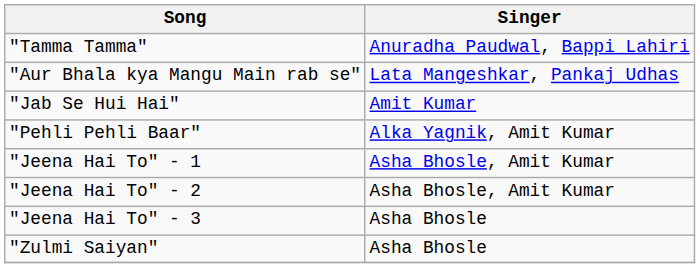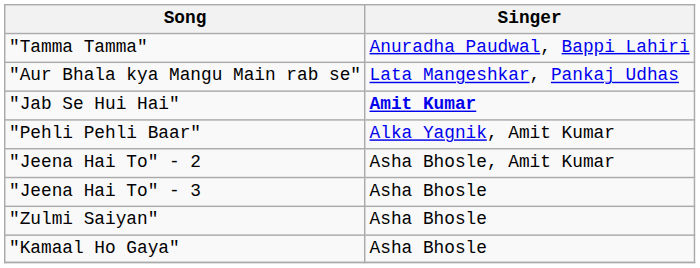(423, 106) normal -> (423, 106) bold
- row: (105, 163)
+ row: (94, 249)
